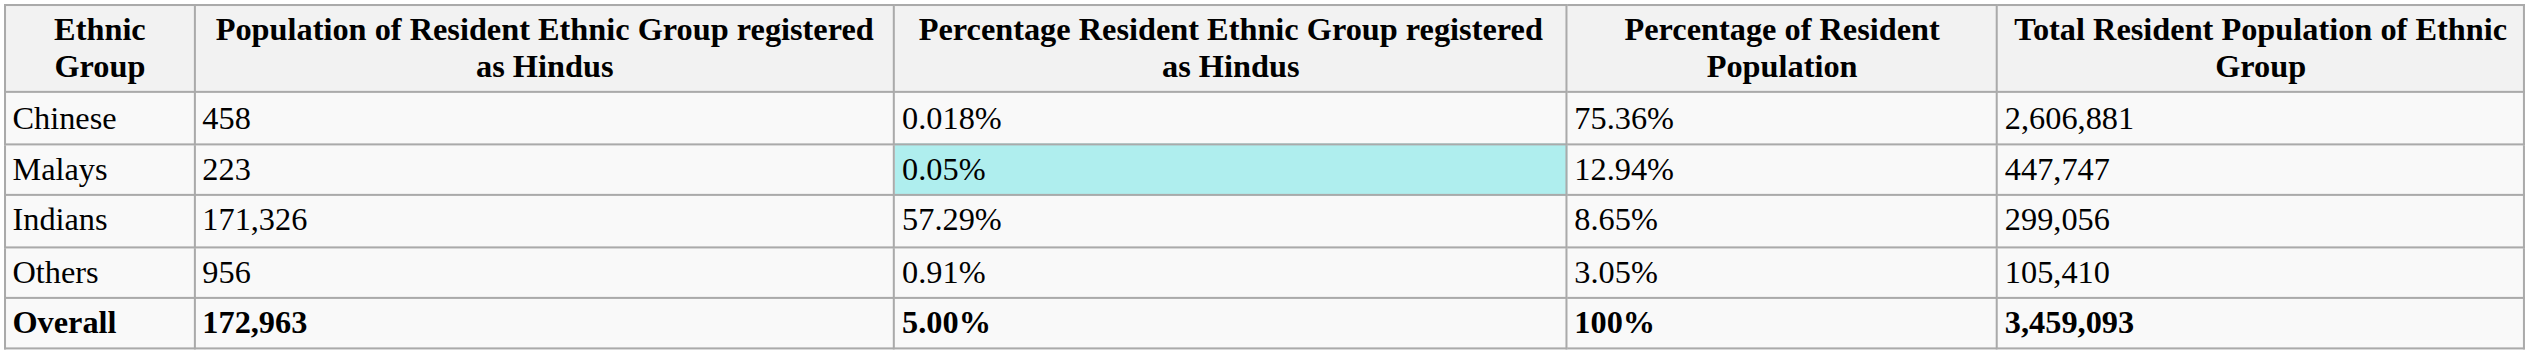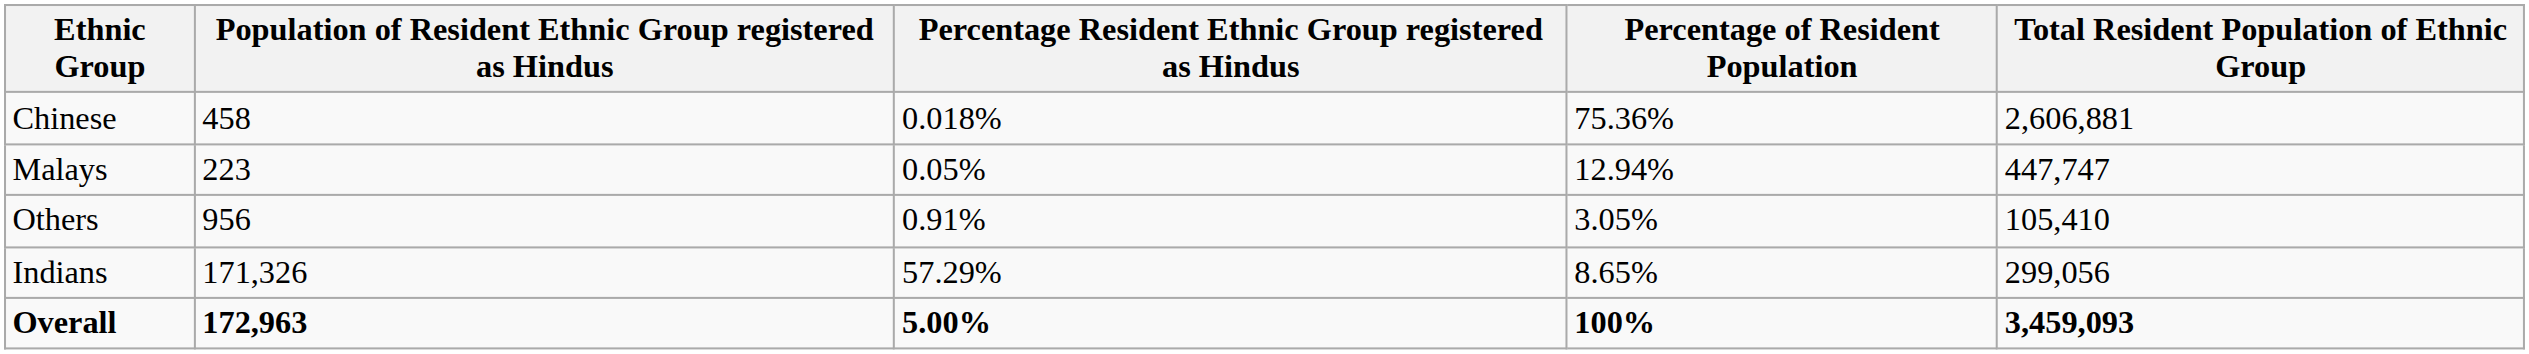(944, 169) paleturquoise background -> (944, 169) no background
rows swapped: (60, 220) <-> (56, 271)
